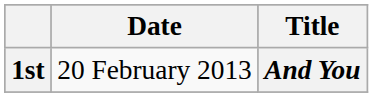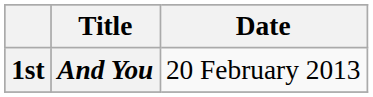columns swapped: (312, 26) <-> (154, 26)
